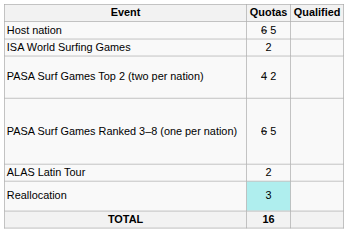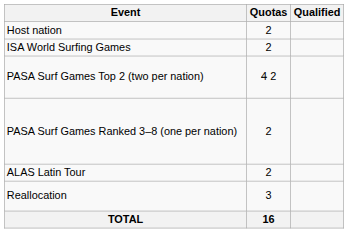(269, 30) 6 5 -> (269, 30) 2
(269, 131) 6 5 -> (269, 131) 2
(269, 196) paleturquoise background -> (269, 196) no background
